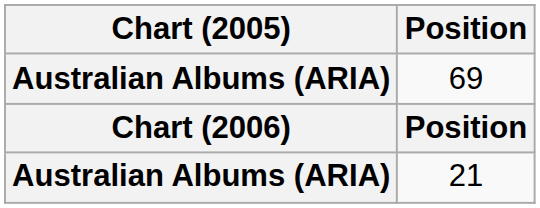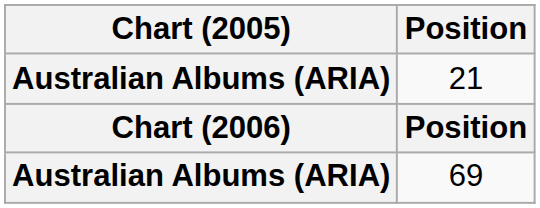rows swapped: (466, 176) <-> (466, 78)
